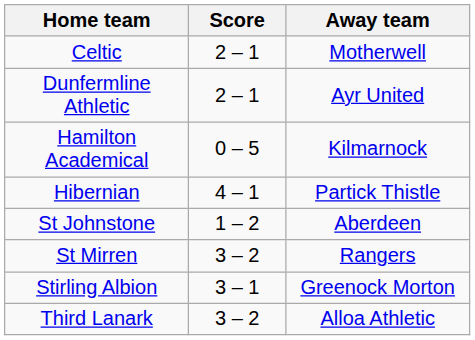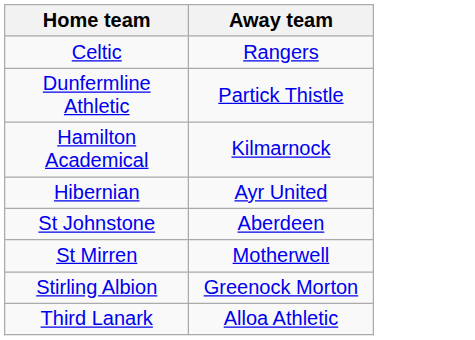- column: (237, 20)
(378, 52) Motherwell -> (281, 52) Rangers
(378, 95) Ayr United -> (281, 95) Partick Thistle
(378, 192) Partick Thistle -> (281, 192) Ayr United
(378, 255) Rangers -> (281, 255) Motherwell
